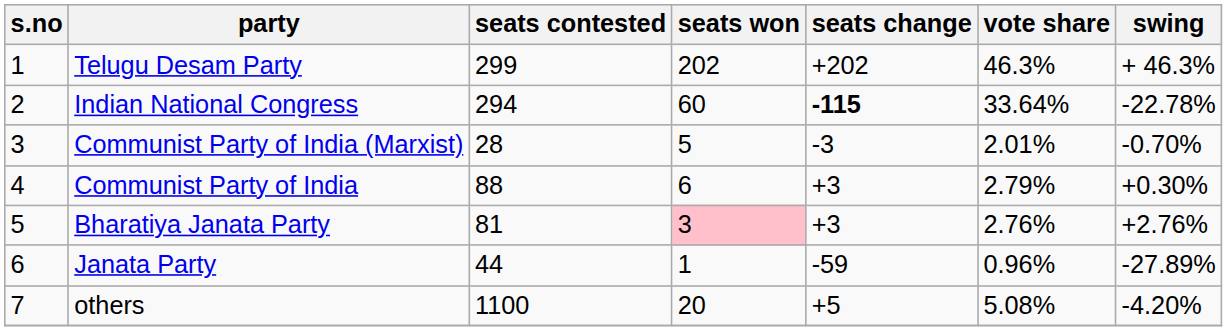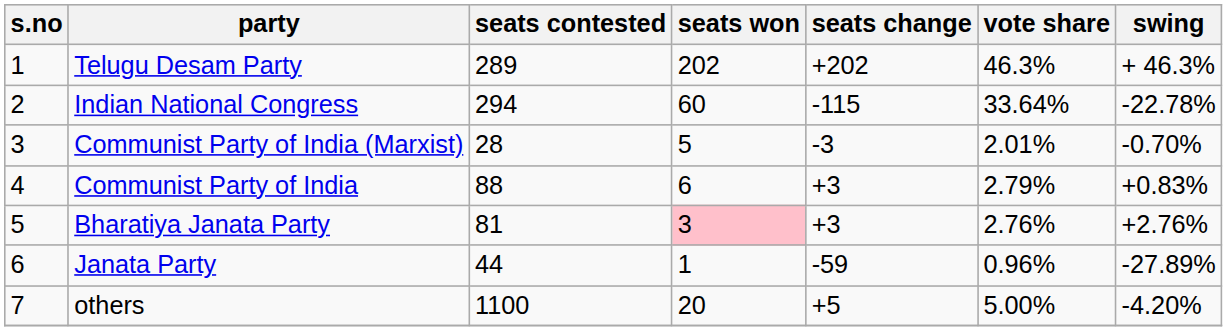(496, 64) 299 -> (496, 64) 289
(836, 104) bold -> (836, 104) normal
(1165, 184) +0.30% -> (1165, 184) +0.83%
(1019, 305) 5.08% -> (1019, 305) 5.00%
